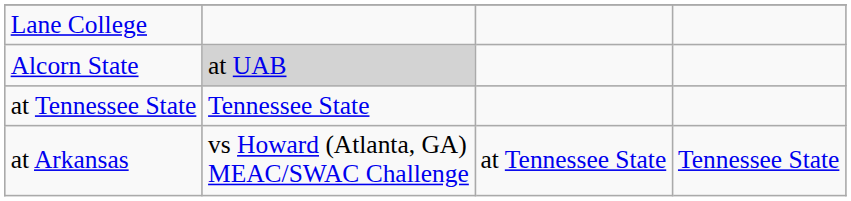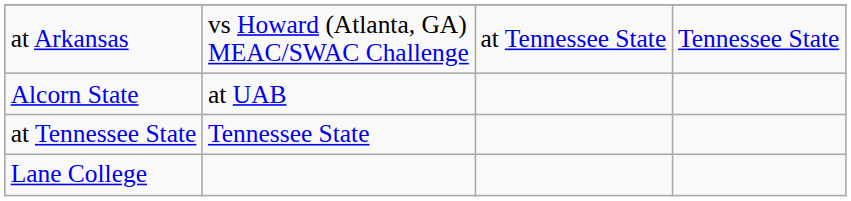rows swapped: (70, 160) <-> (79, 24)
(247, 65) lightgrey background -> (247, 93) no background
